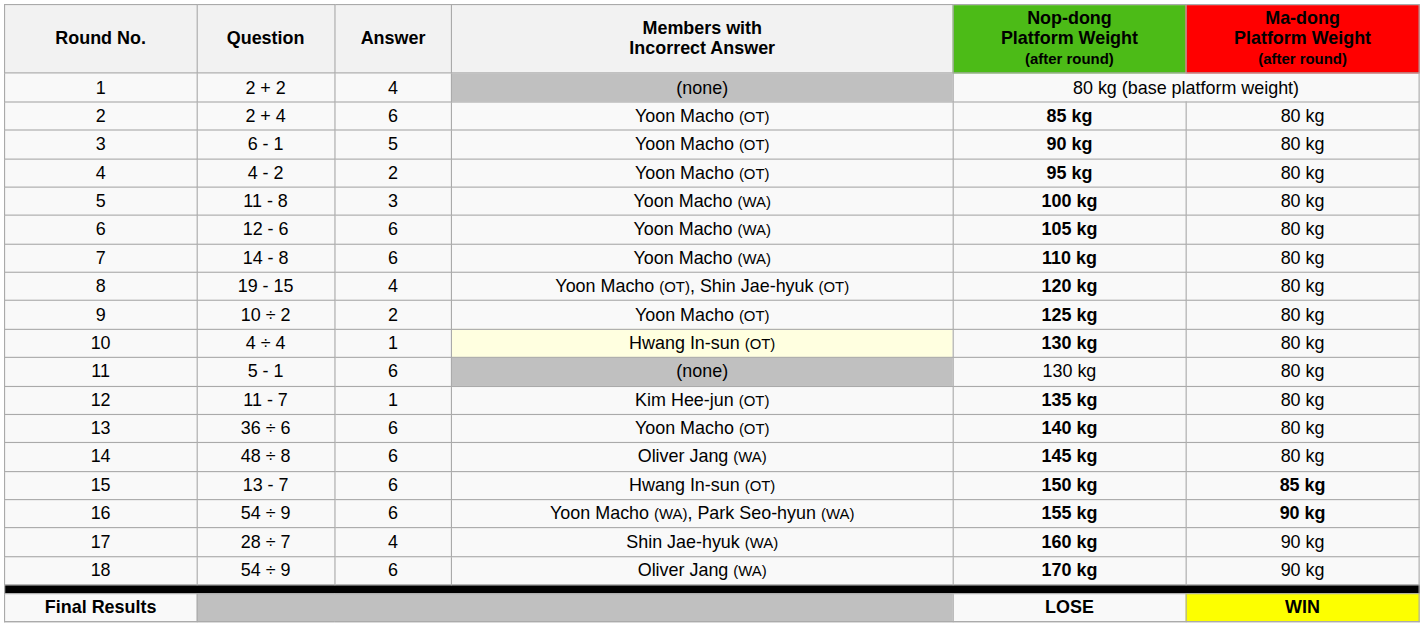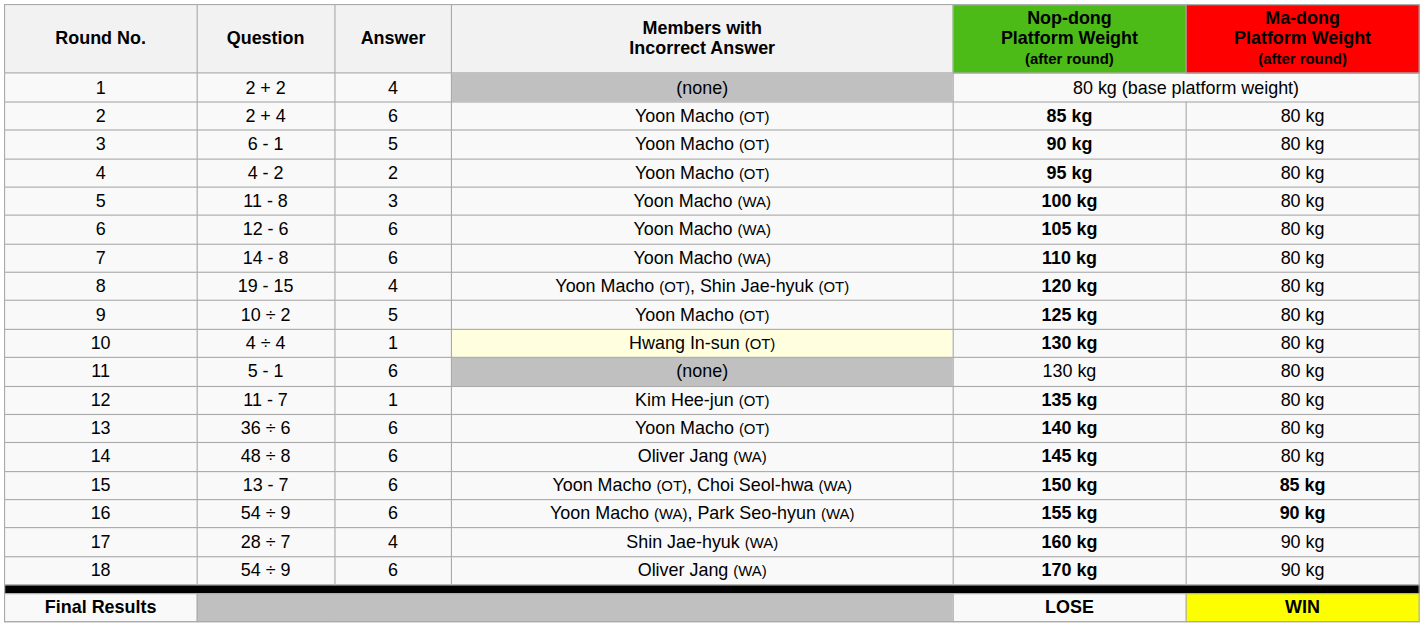(393, 314) 2 -> (393, 314) 5
(702, 485) Hwang In-sun (OT) -> (702, 485) Yoon Macho (OT), Choi Seol-hwa (WA)
